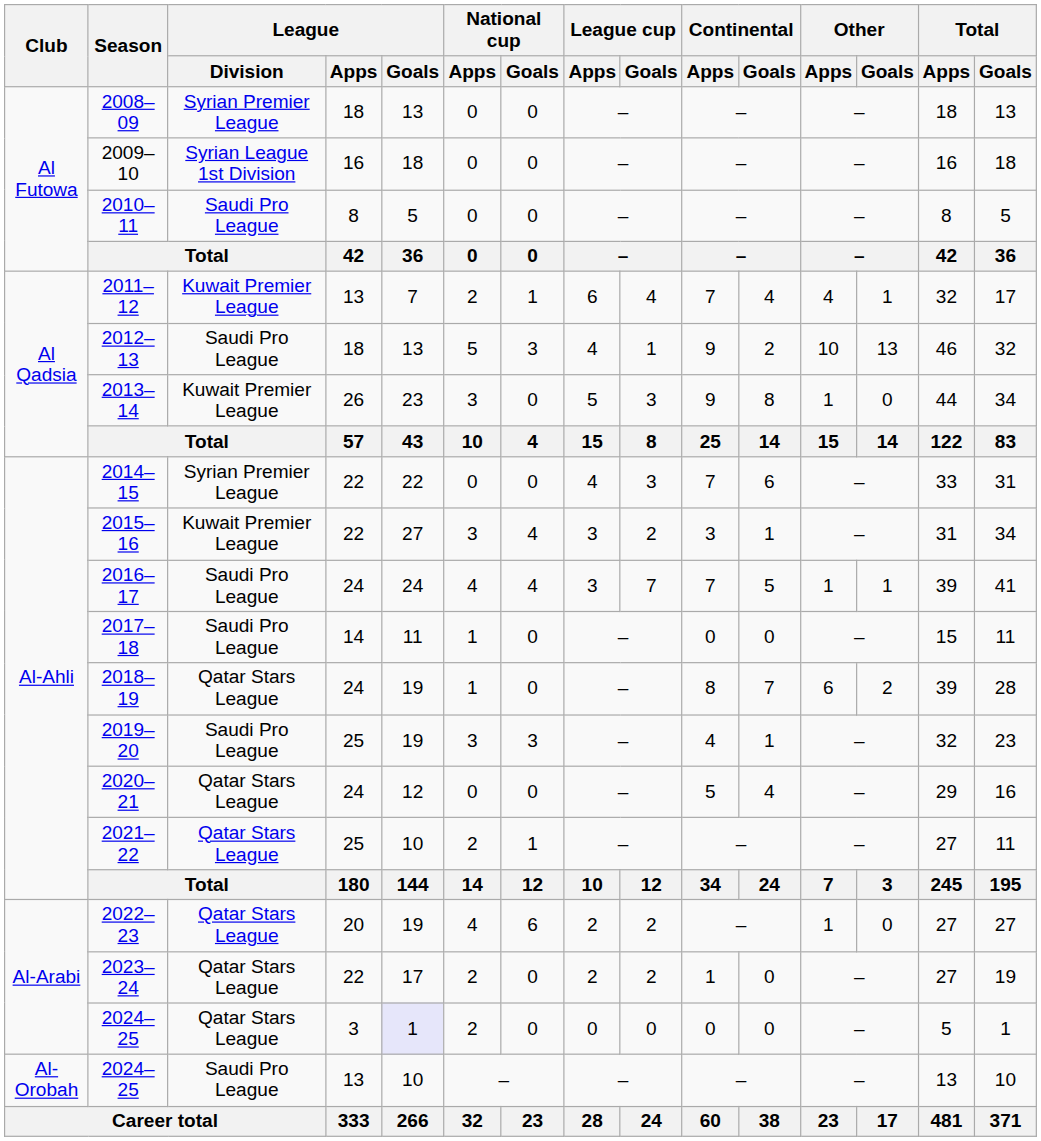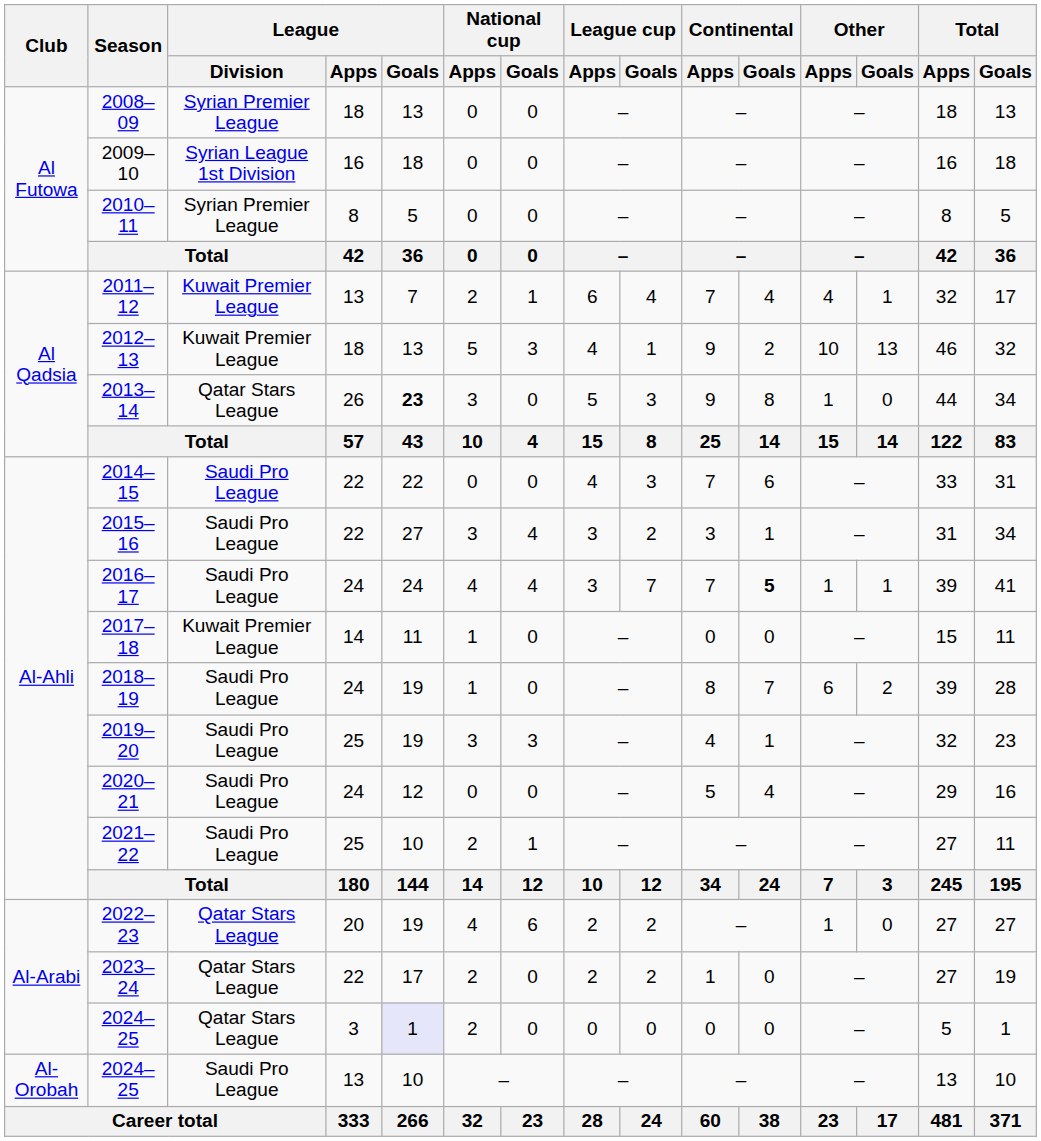(247, 215) Saudi Pro League -> (247, 215) Syrian Premier League
(247, 348) Saudi Pro League -> (247, 348) Kuwait Premier League
(247, 400) Kuwait Premier League -> (247, 400) Qatar Stars League
(413, 400) normal -> (413, 400) bold
(247, 482) Syrian Premier League -> (247, 482) Saudi Pro League
(247, 533) Kuwait Premier League -> (247, 533) Saudi Pro League
(769, 585) normal -> (769, 585) bold
(247, 637) Saudi Pro League -> (247, 637) Kuwait Premier League
(247, 688) Qatar Stars League -> (247, 688) Saudi Pro League
(247, 791) Qatar Stars League -> (247, 791) Saudi Pro League
(247, 843) Qatar Stars League -> (247, 843) Saudi Pro League
